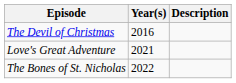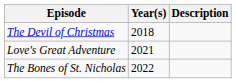(143, 31) 2016 -> (143, 31) 2018
